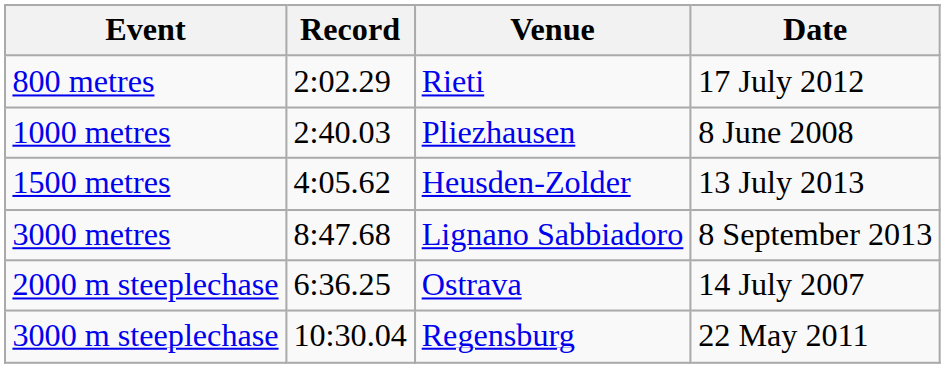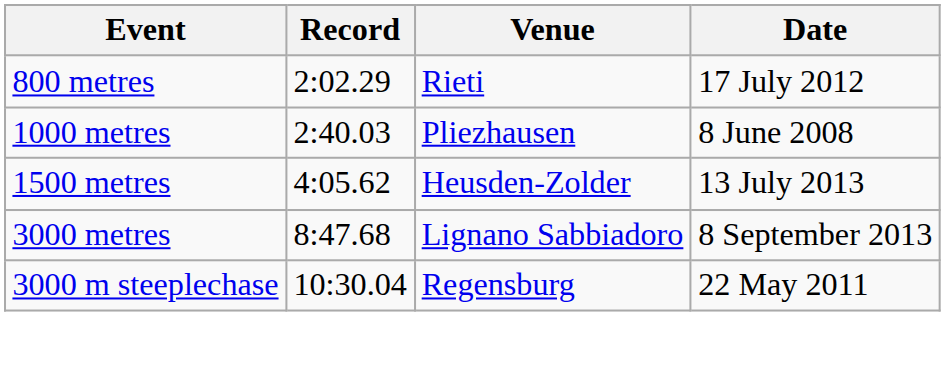- row: (145, 285)
